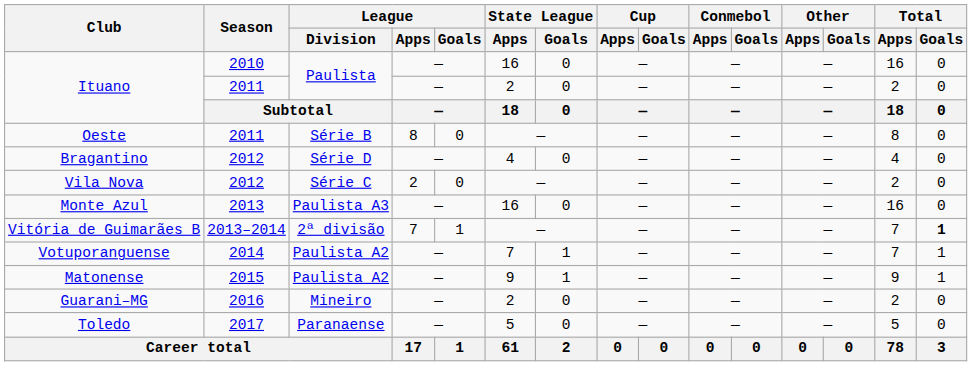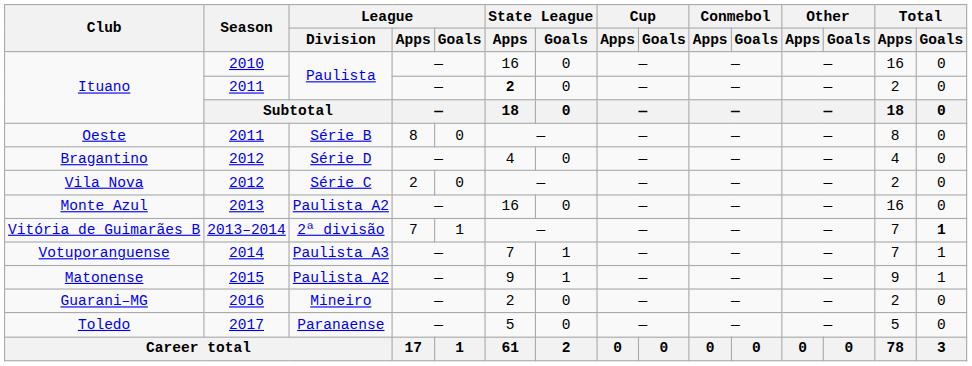(510, 88) normal -> (510, 88) bold
(341, 206) Paulista A3 -> (341, 206) Paulista A2
(341, 254) Paulista A2 -> (341, 254) Paulista A3
